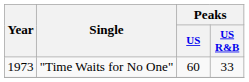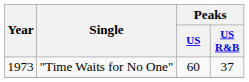(227, 67) 33 -> (227, 67) 37
